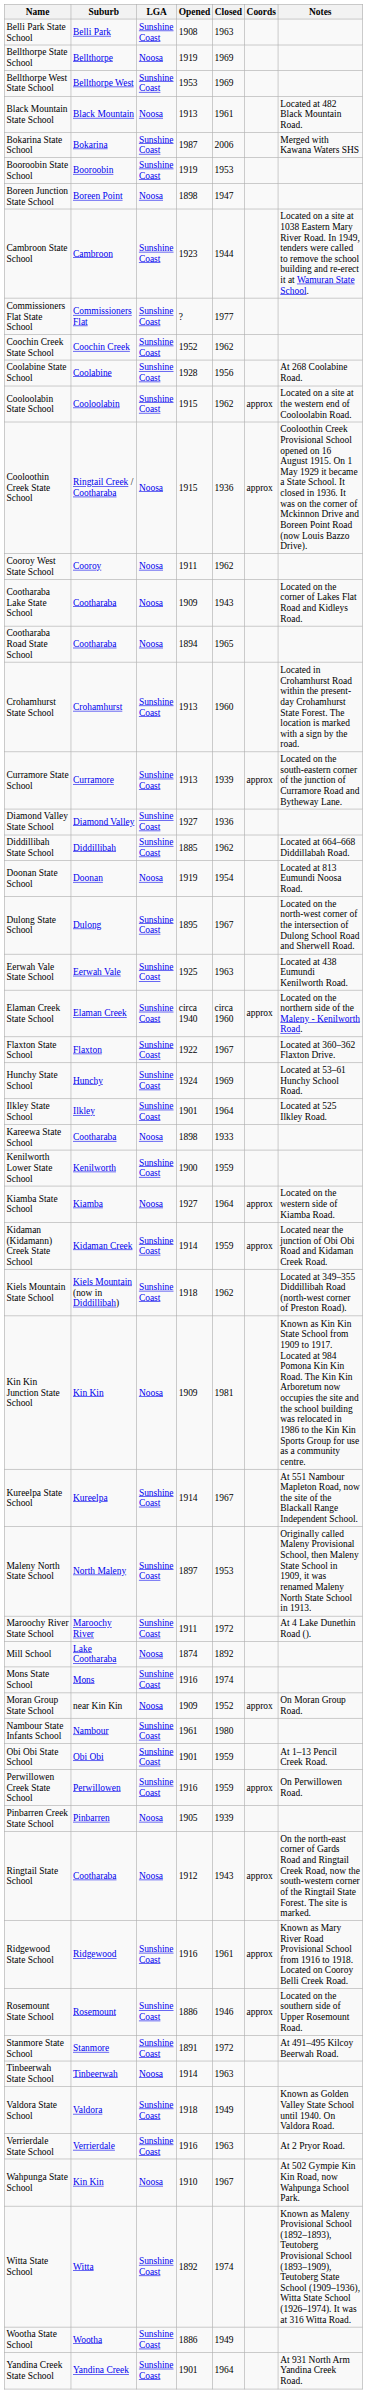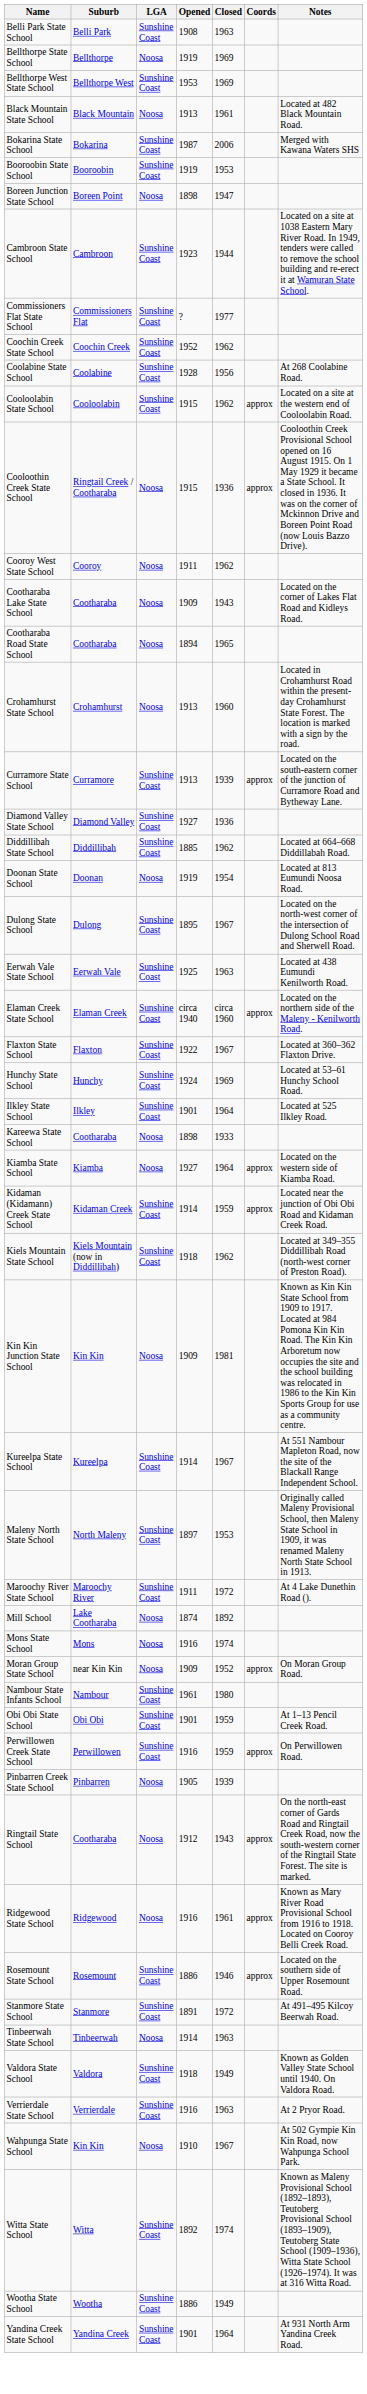(156, 707) Sunshine Coast -> (151, 707) Noosa
- row: (29, 1168)
(156, 1680) Sunshine Coast -> (151, 1643) Noosa
(156, 1954) Sunshine Coast -> (151, 1918) Noosa
